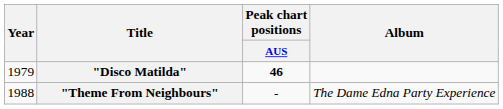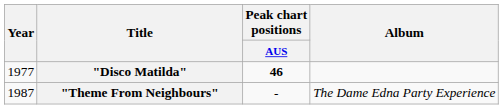(21, 72) 1979 -> (21, 72) 1977
(21, 93) 1988 -> (21, 93) 1987
